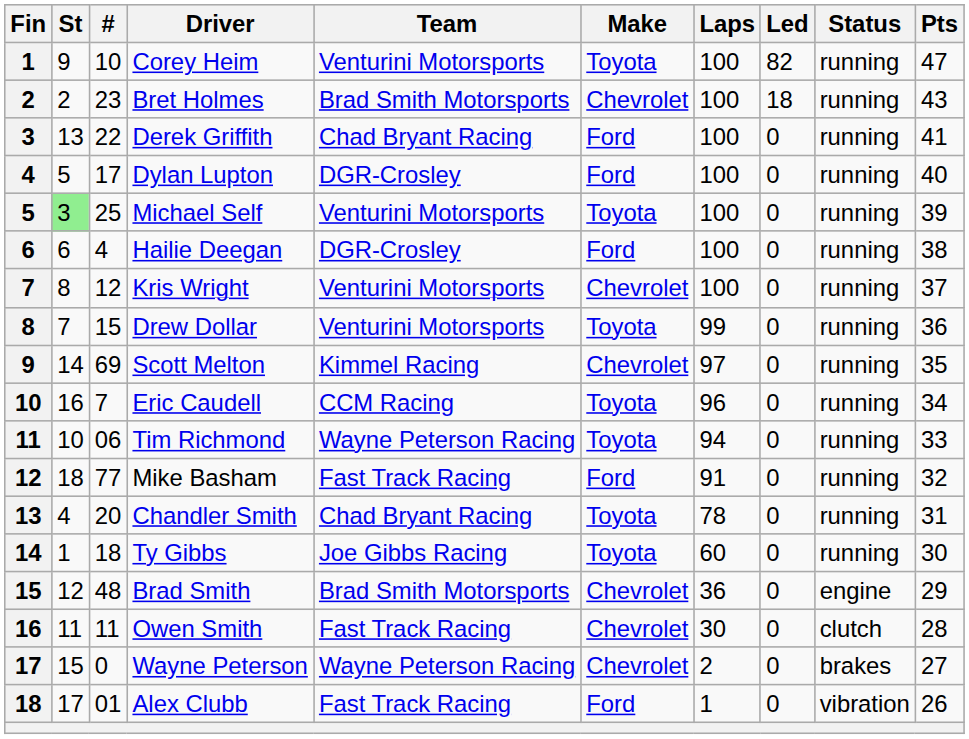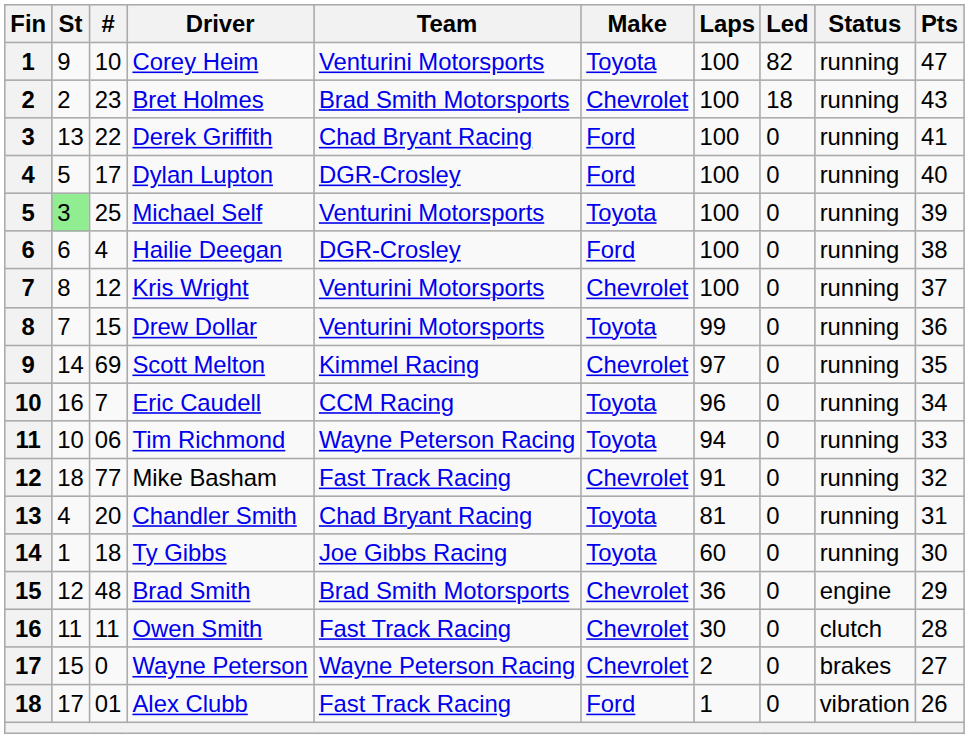(611, 477) Ford -> (637, 477) Chevrolet
(713, 515) 78 -> (713, 515) 81
